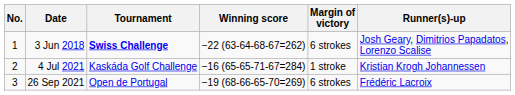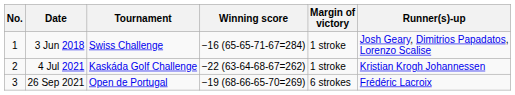(129, 45) bold -> (126, 45) normal
(254, 45) −22 (63-64-68-67=262) -> (254, 45) −16 (65-65-71-67=284)
(330, 45) 6 strokes -> (328, 45) 1 stroke
(254, 67) −16 (65-65-71-67=284) -> (254, 67) −22 (63-64-68-67=262)
